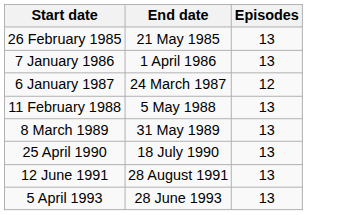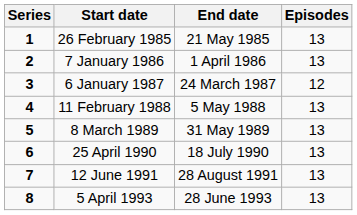+ column: (29, 15)
